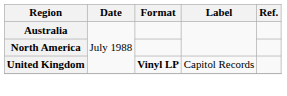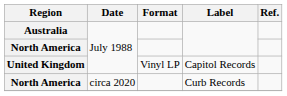(158, 64) bold -> (160, 64) normal
+ row: (46, 82)
